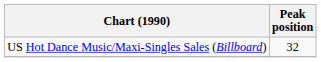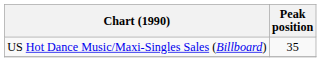(293, 47) 32 -> (293, 47) 35
